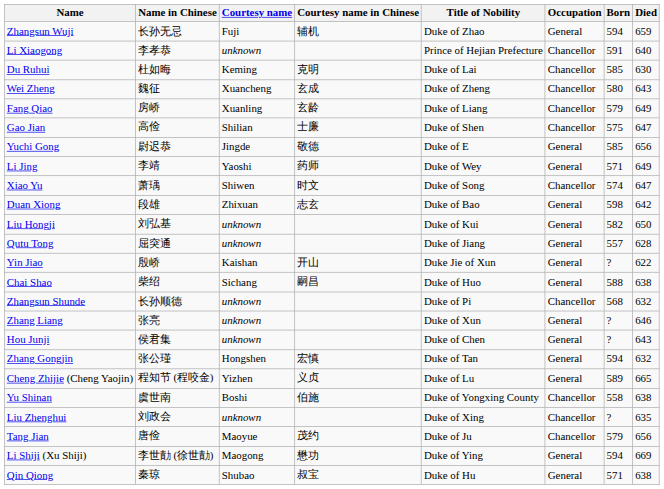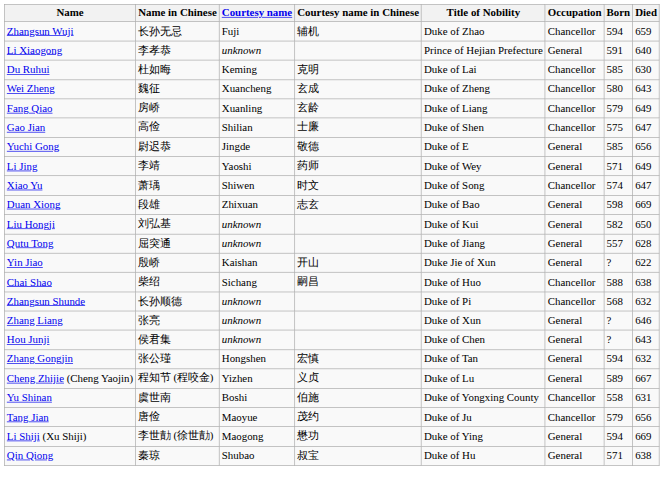(565, 31) General -> (572, 31) Chancellor
(572, 50) Chancellor -> (565, 50) General
(643, 205) 642 -> (643, 205) 669
(565, 282) General -> (572, 282) Chancellor
(643, 378) 665 -> (643, 378) 667
(643, 398) 638 -> (643, 398) 631
- row: (37, 417)
